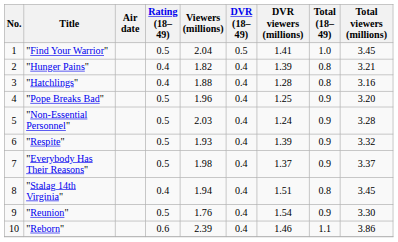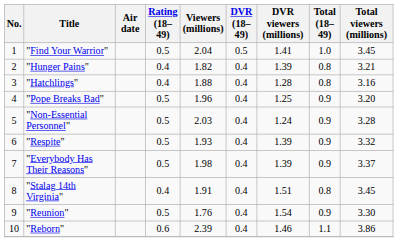(283, 164) 1.37 -> (283, 164) 1.39
(203, 191) 1.94 -> (203, 191) 1.91
